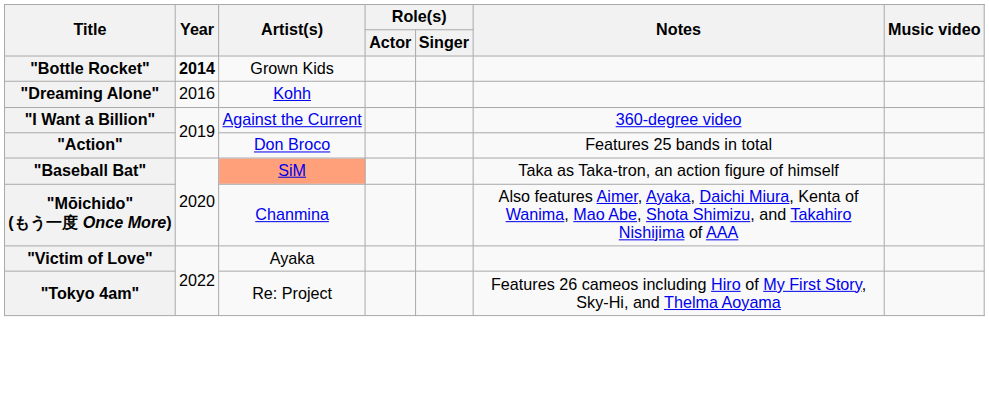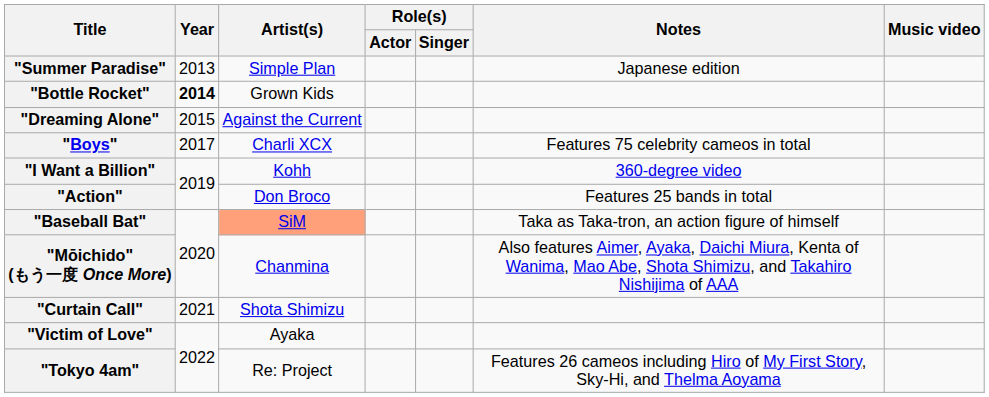+ row: (90, 68)
(197, 94) 2016 -> (197, 119) 2015
(292, 94) Kohh -> (292, 119) Against the Current
+ row: (90, 145)
(292, 119) Against the Current -> (292, 171) Kohh
+ row: (90, 309)
